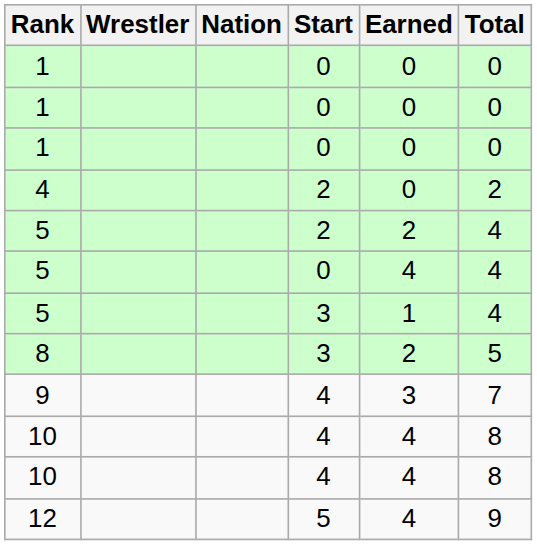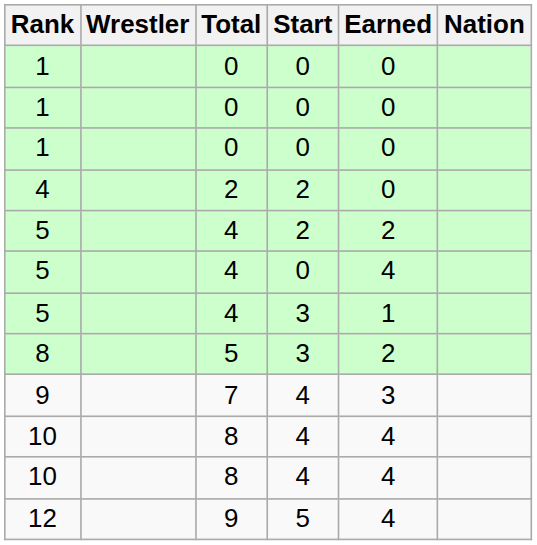columns swapped: (242, 25) <-> (495, 25)
